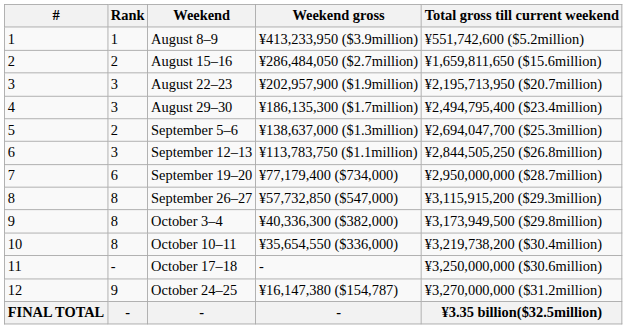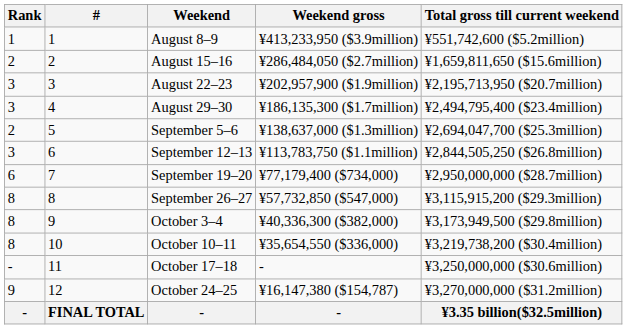columns swapped: (56, 15) <-> (128, 15)
